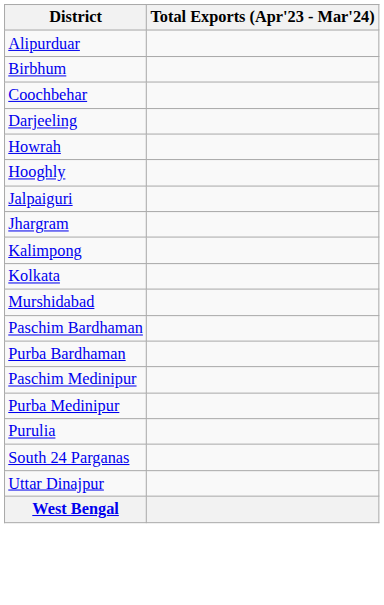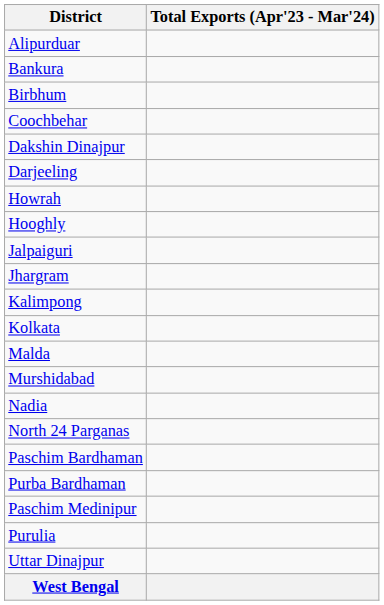+ row: (36, 69)
+ row: (67, 146)
+ row: (29, 353)
+ row: (28, 405)
+ row: (69, 431)
- row: (64, 405)
- row: (69, 457)
